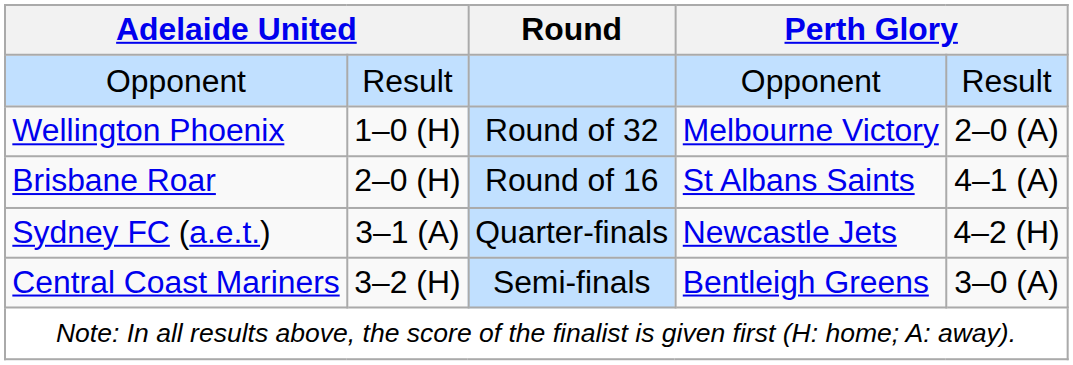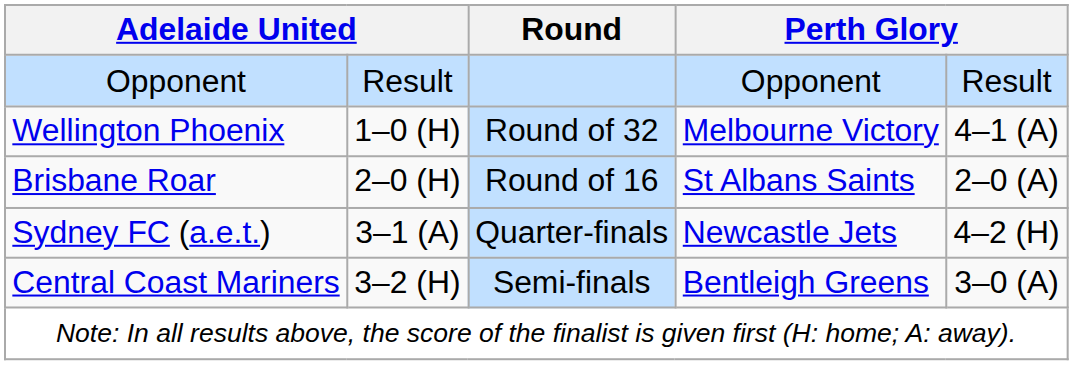(1007, 130) 2–0 (A) -> (1007, 130) 4–1 (A)
(1007, 181) 4–1 (A) -> (1007, 181) 2–0 (A)
